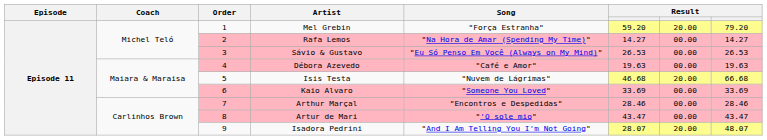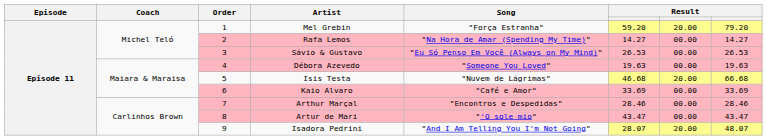(506, 65) "Café e Amor" -> (506, 65) "Someone You Loved"
(506, 91) "Someone You Loved" -> (506, 91) "Café e Amor"
